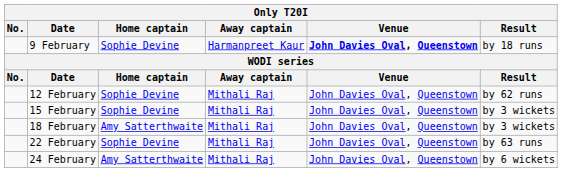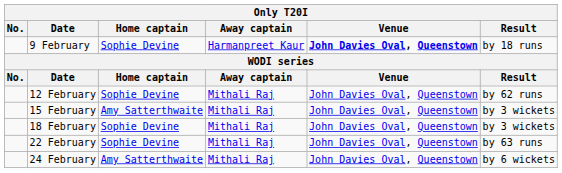(140, 110) Sophie Devine -> (152, 110) Amy Satterthwaite
(152, 127) Amy Satterthwaite -> (140, 127) Sophie Devine
